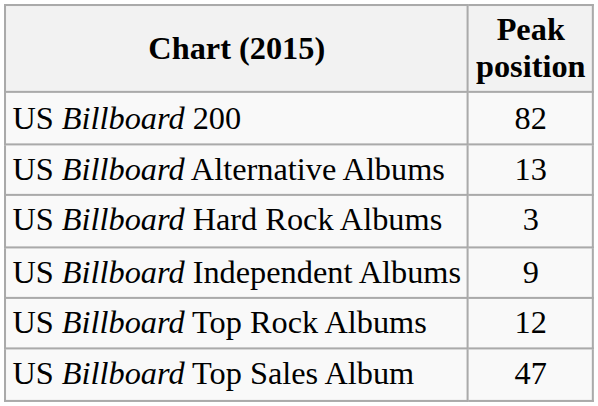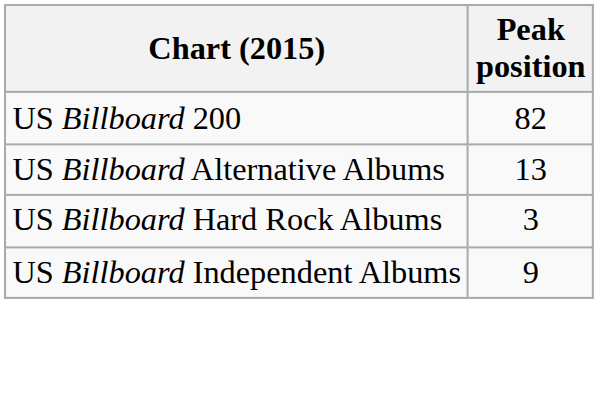- row: (220, 322)
- row: (213, 374)
